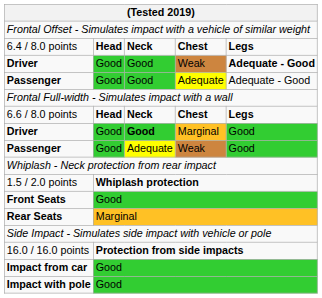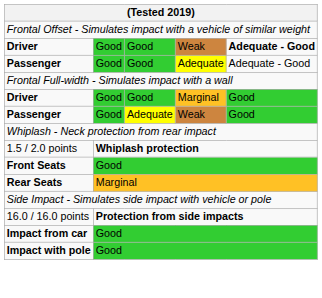- row: (42, 47)
- row: (42, 115)
(141, 132) bold -> (140, 98) normal
